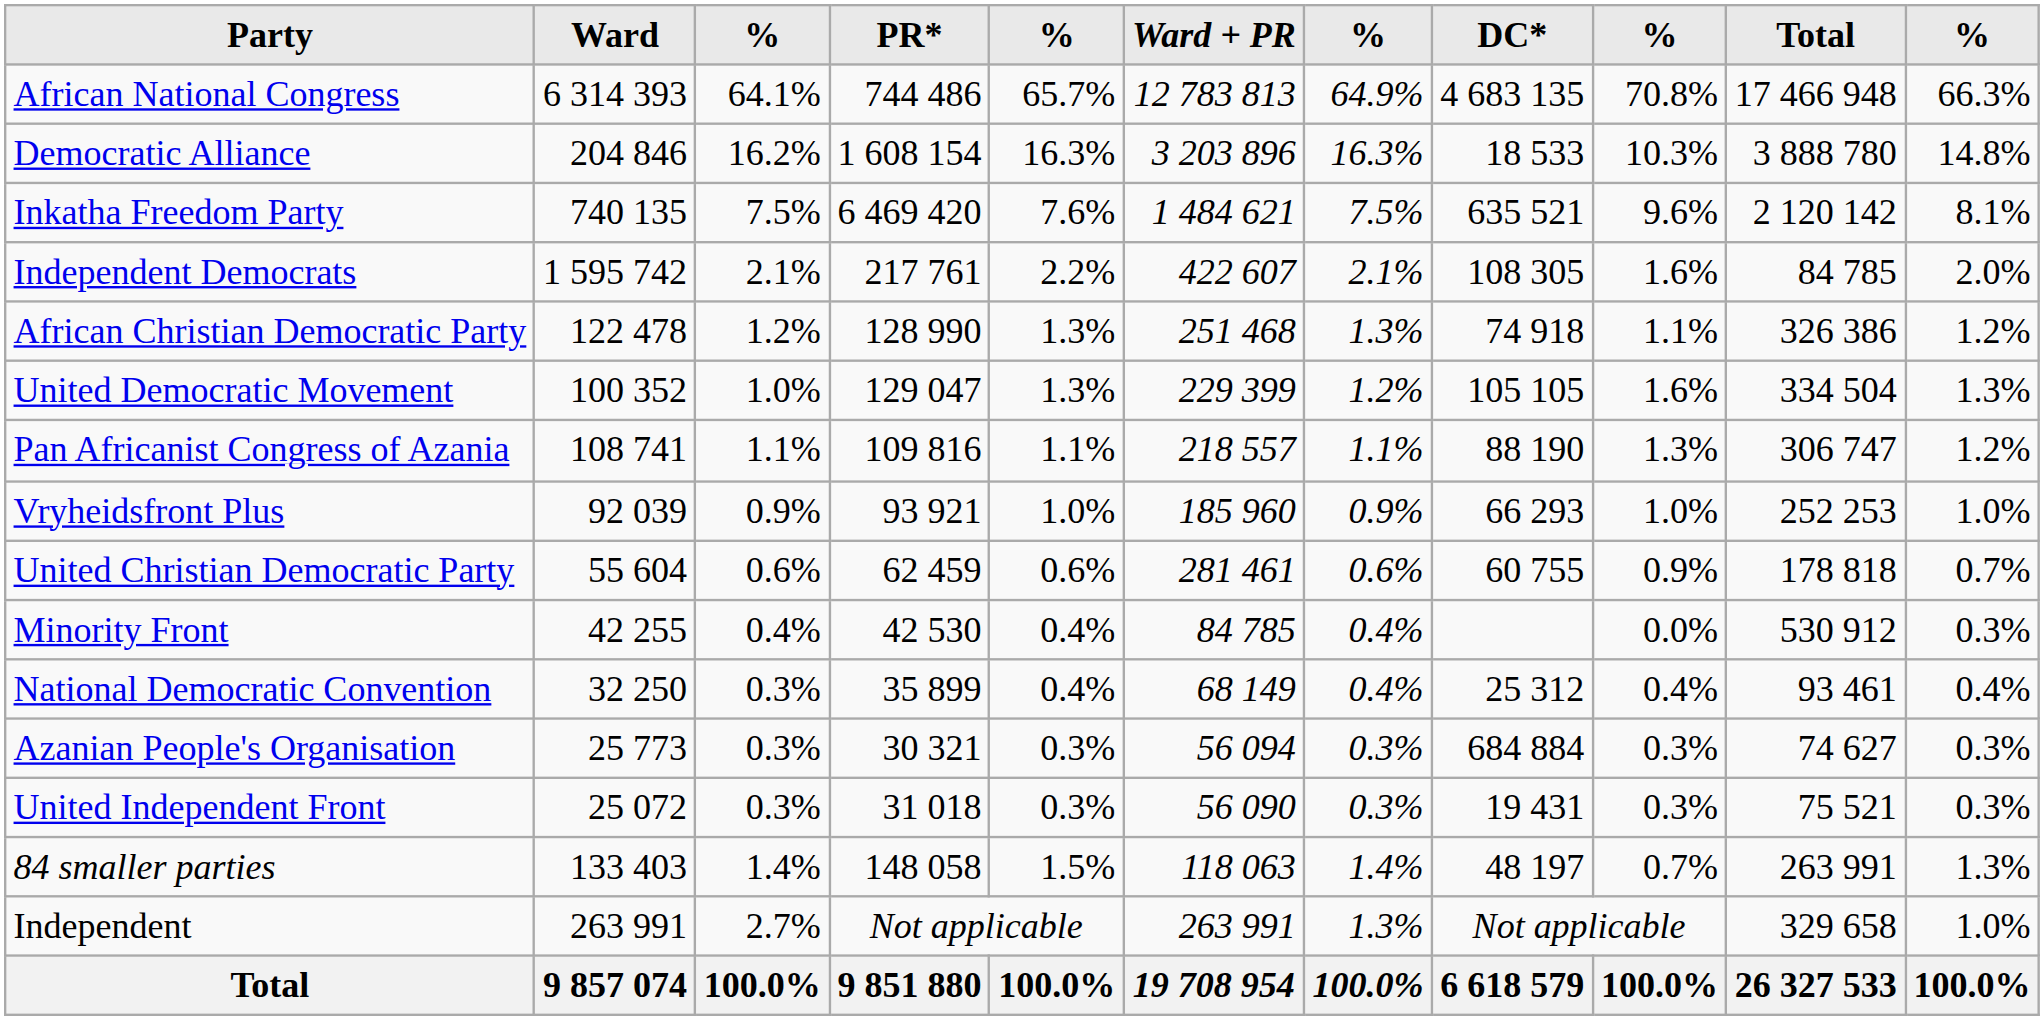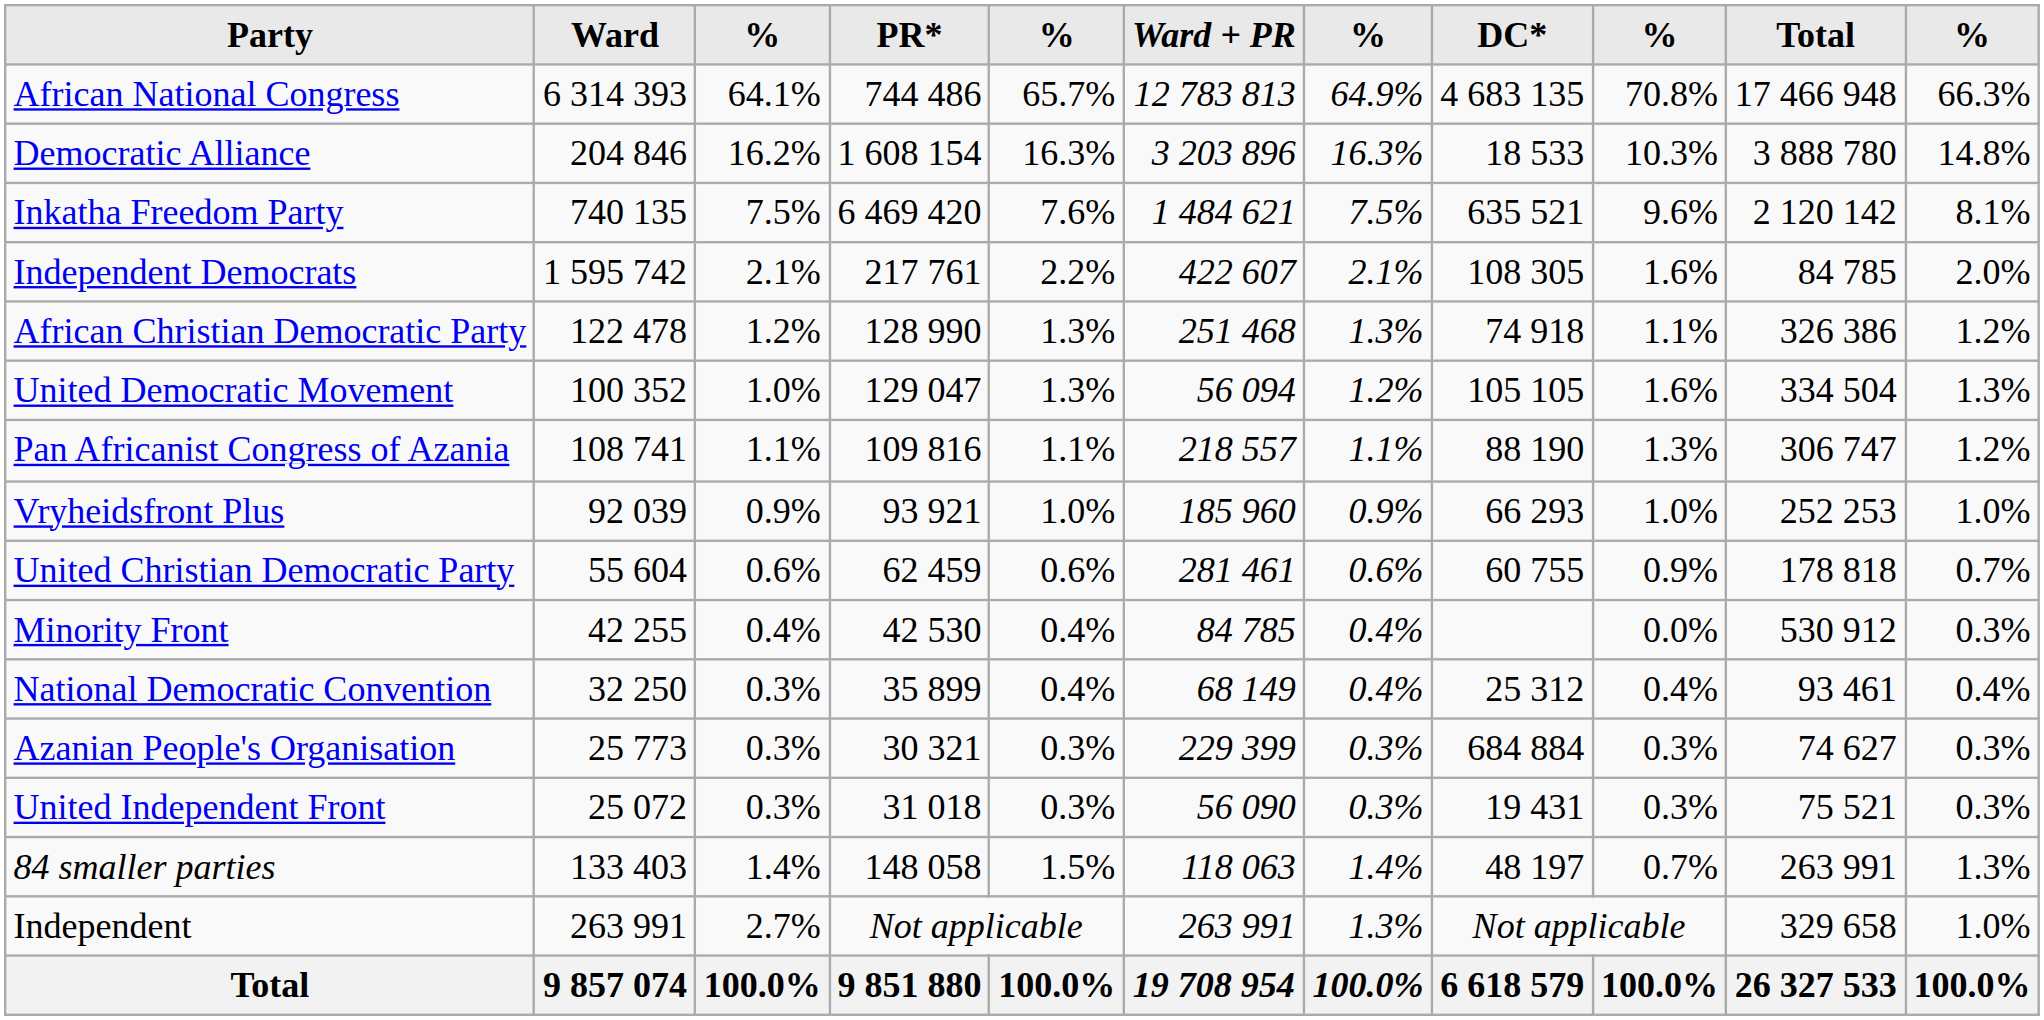(1237, 390) 229 399 -> (1246, 390) 56 094
(1246, 747) 56 094 -> (1237, 747) 229 399
